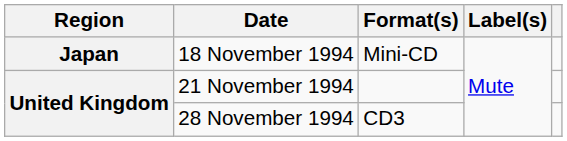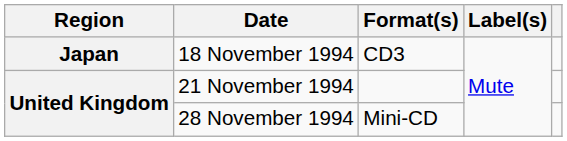(401, 53) Mini-CD -> (384, 53) CD3
(384, 119) CD3 -> (401, 119) Mini-CD
